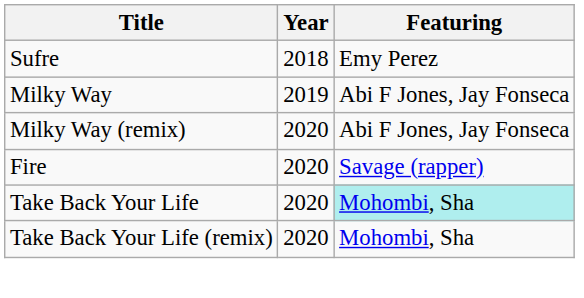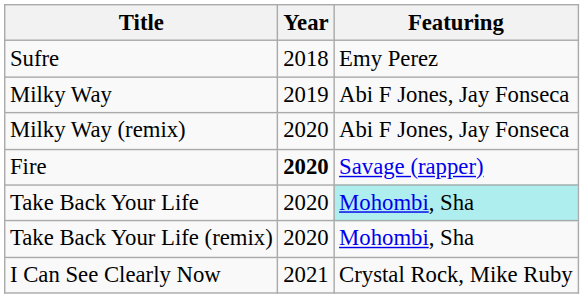(306, 166) normal -> (306, 166) bold
+ row: (115, 274)
